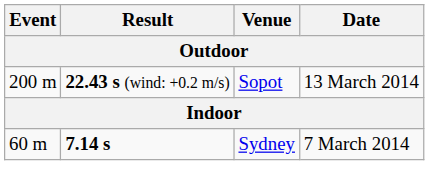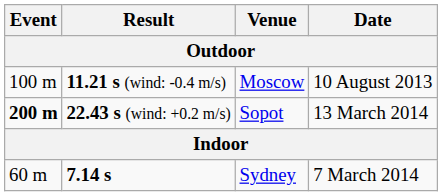+ row: (146, 82)
(33, 82) normal -> (33, 113) bold
